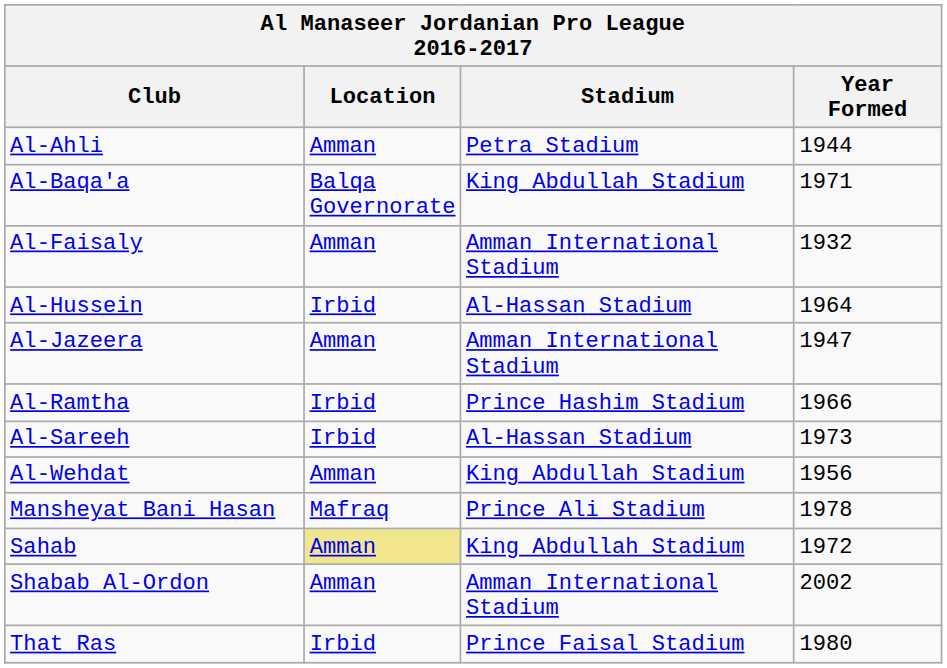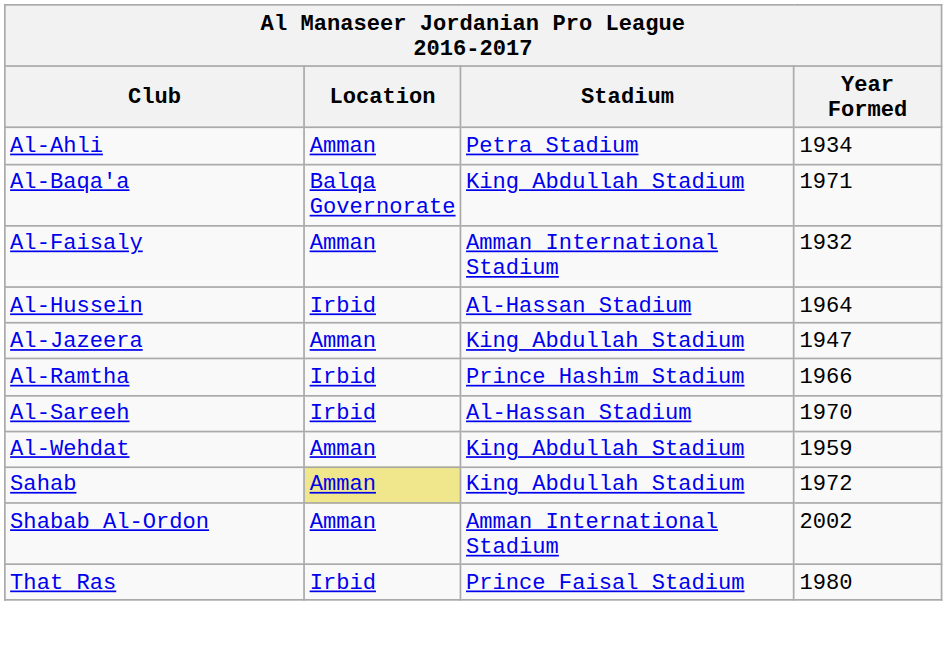(826, 146) 1944 -> (826, 146) 1934
(592, 354) Amman International Stadium -> (605, 341) King Abdullah Stadium
(826, 439) 1973 -> (826, 413) 1970
(826, 475) 1956 -> (826, 449) 1959
- row: (143, 511)
